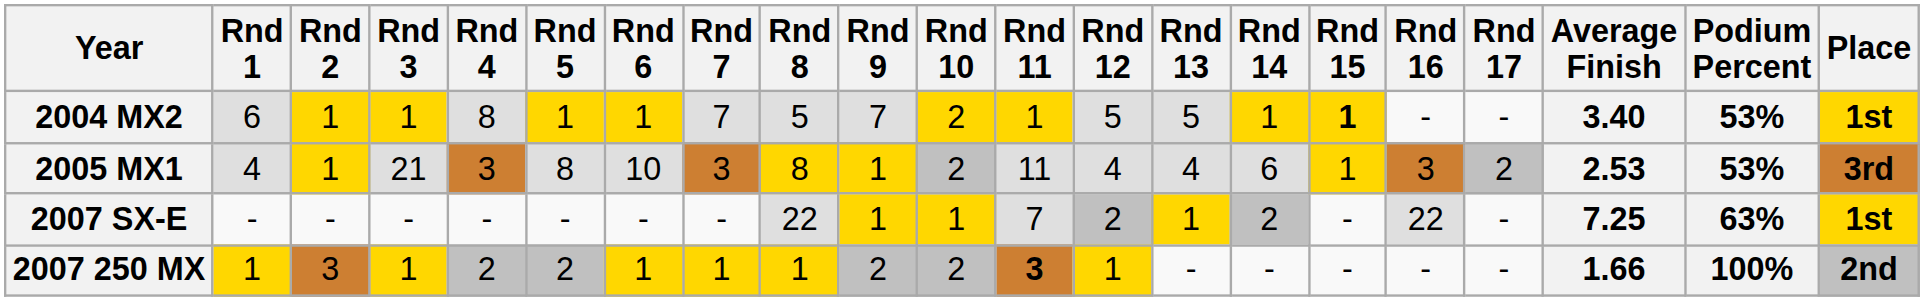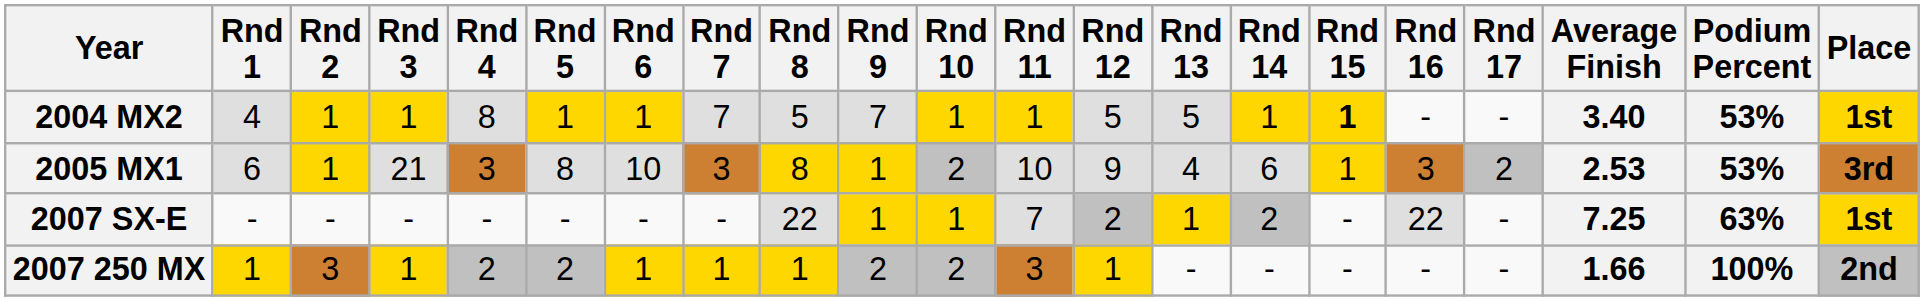(252, 117) 6 -> (252, 117) 4
(956, 117) 2 -> (956, 117) 1
(252, 168) 4 -> (252, 168) 6
(1035, 168) 11 -> (1035, 168) 10
(1113, 168) 4 -> (1113, 168) 9
(1035, 270) bold -> (1035, 270) normal
